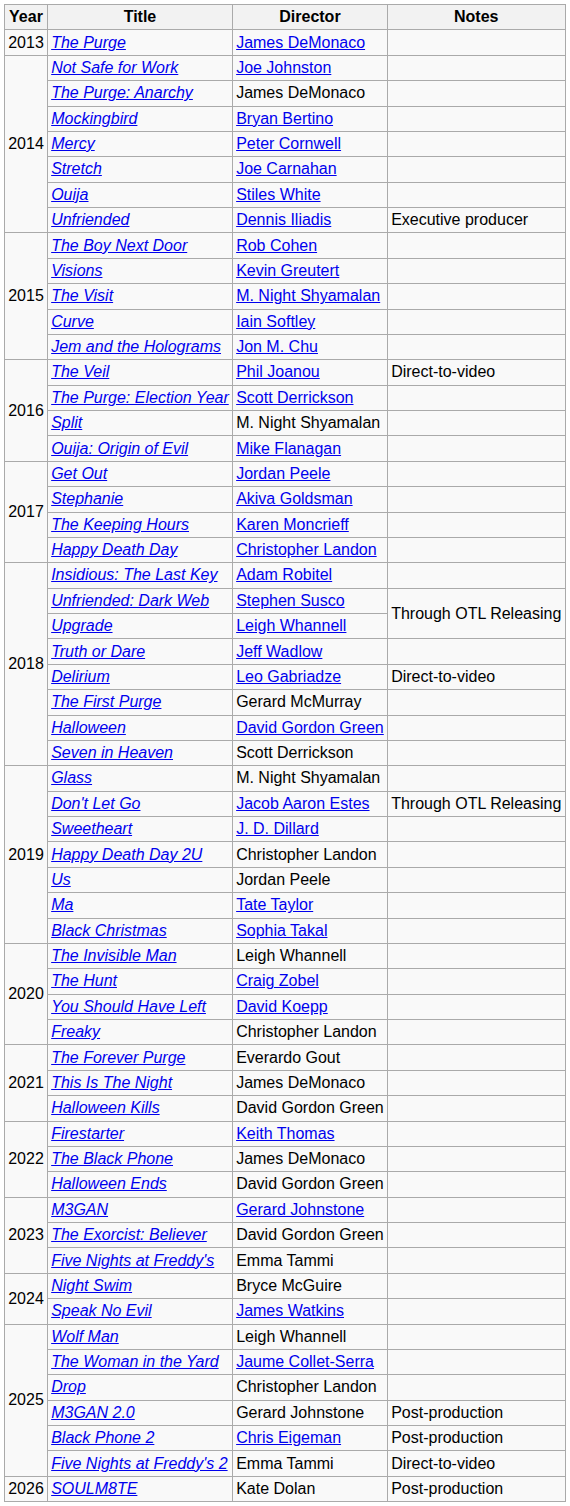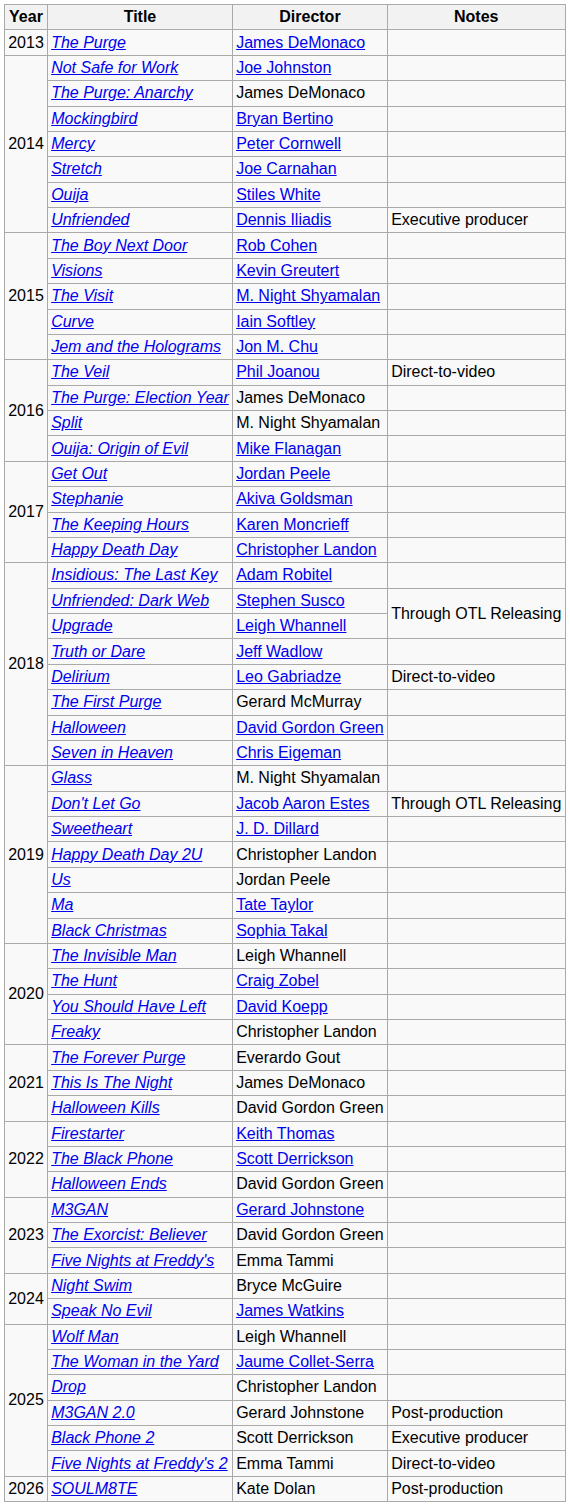(295, 397) Scott Derrickson -> (301, 397) James DeMonaco
(295, 753) Scott Derrickson -> (289, 753) Chris Eigeman
(301, 1159) James DeMonaco -> (295, 1159) Scott Derrickson
(289, 1438) Chris Eigeman -> (295, 1438) Scott Derrickson
(447, 1438) Post-production -> (460, 1438) Executive producer
